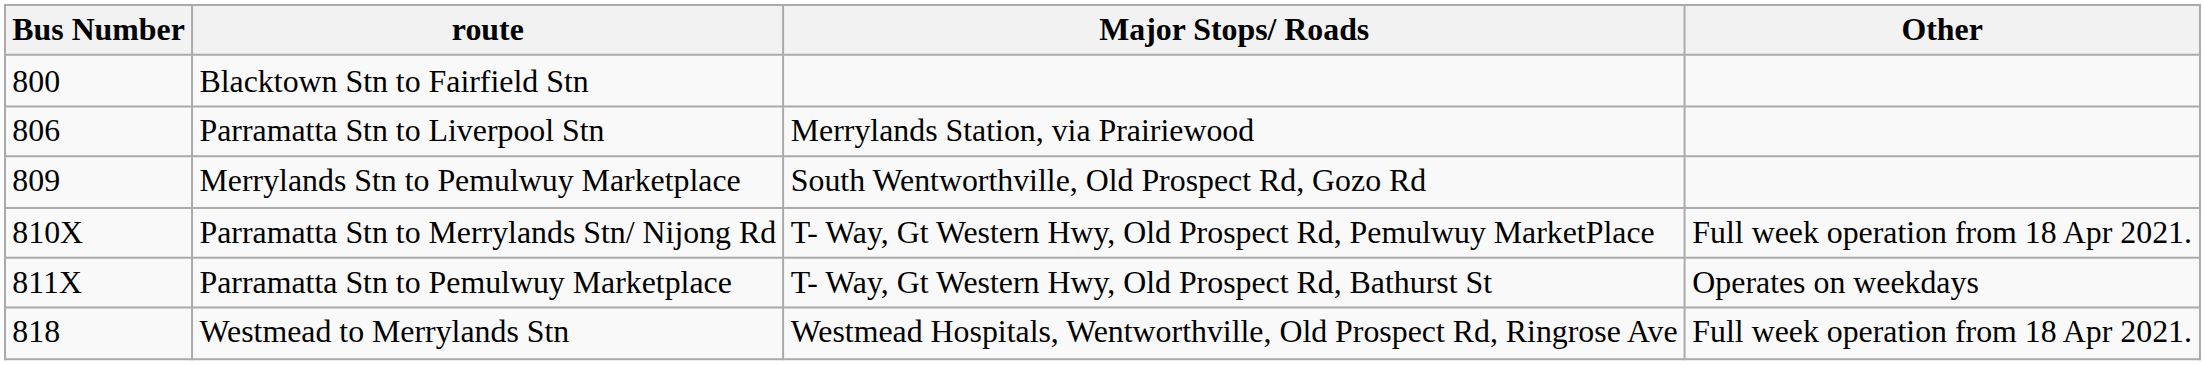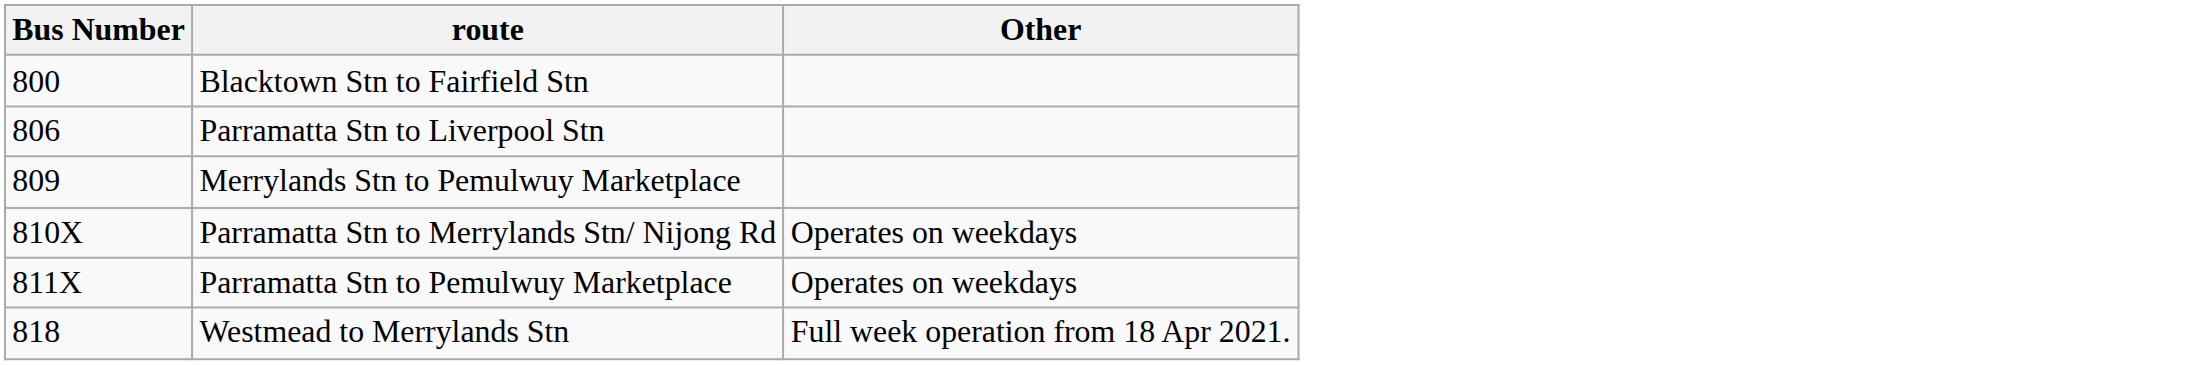- column: (1234, 29)
(1942, 231) Full week operation from 18 Apr 2021. -> (934, 231) Operates on weekdays
